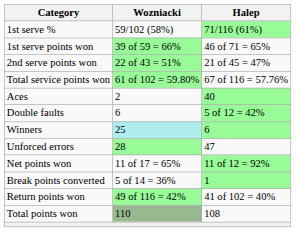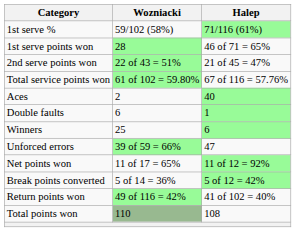(148, 46) 39 of 59 = 66% -> (120, 46) 28
(234, 113) 5 of 12 = 42% -> (207, 113) 1
(120, 130) paleturquoise background -> (120, 130) no background
(120, 146) 28 -> (148, 146) 39 of 59 = 66%
(207, 180) 1 -> (234, 180) 5 of 12 = 42%
